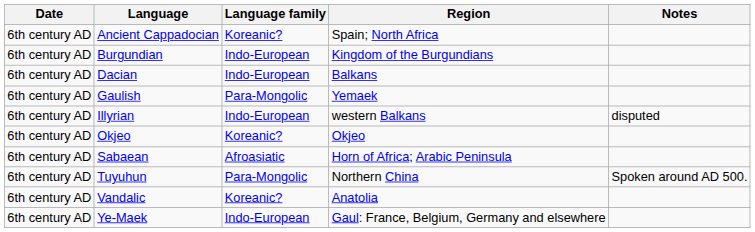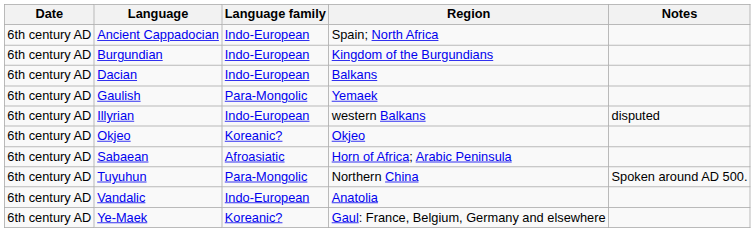(254, 34) Koreanic? -> (267, 34) Indo-European
(254, 197) Koreanic? -> (267, 197) Indo-European
(267, 217) Indo-European -> (254, 217) Koreanic?
